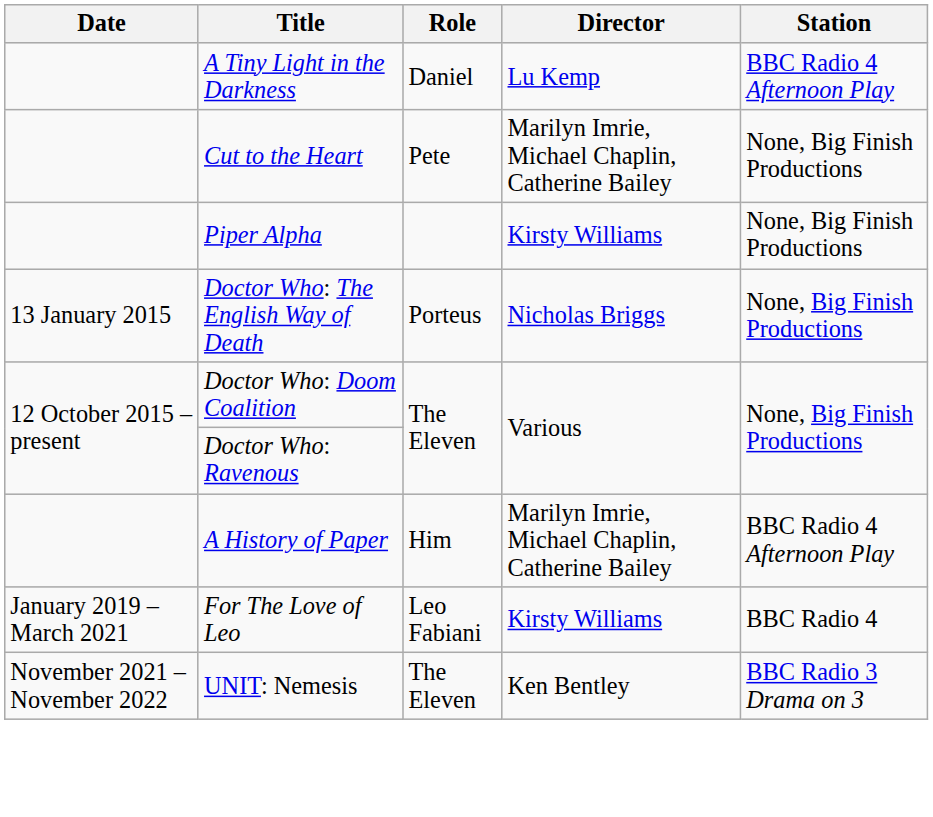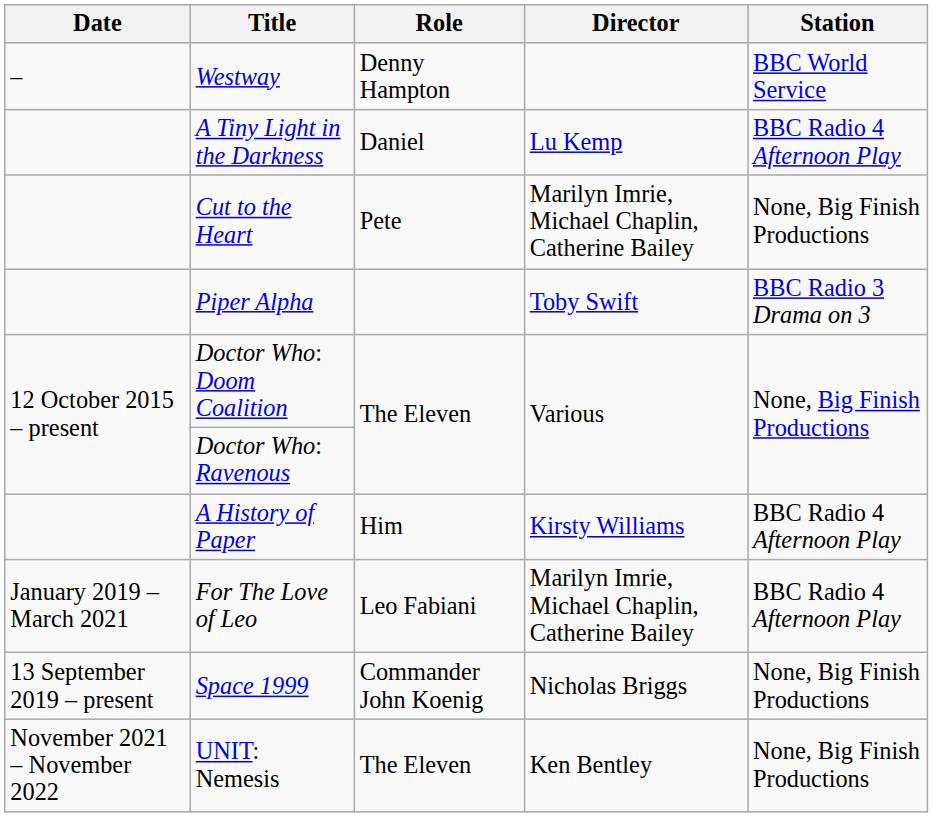+ row: (238, 76)
(585, 235) Kirsty Williams -> (584, 301) Toby Swift
(830, 235) None, Big Finish Productions -> (819, 301) BBC Radio 3 Drama on 3
- row: (288, 314)
(592, 540) Marilyn Imrie, Michael Chaplin, Catherine Bailey -> (607, 526) Kirsty Williams
(585, 619) Kirsty Williams -> (614, 605) Marilyn Imrie, Michael Chaplin, Catherine Bailey
(812, 619) BBC Radio 4 -> (827, 605) BBC Radio 4 Afternoon Play
+ row: (252, 685)
(812, 685) BBC Radio 3 Drama on 3 -> (836, 765) None, Big Finish Productions
